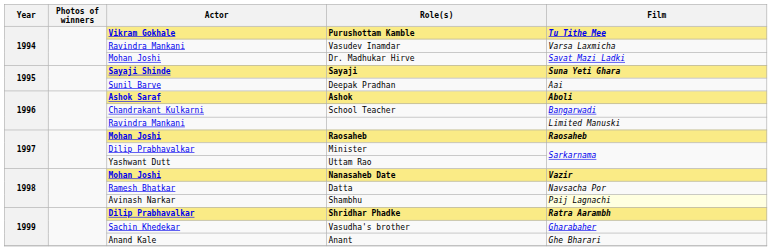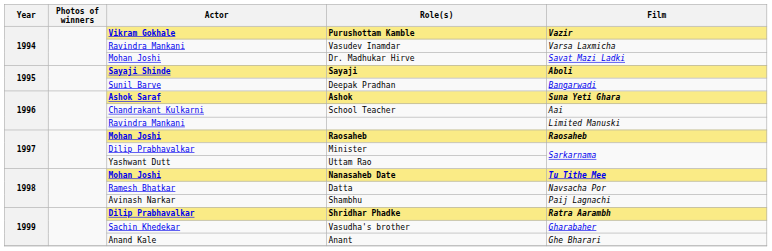(577, 33) Tu Tithe Mee -> (561, 33) Vazir
(584, 72) Suna Yeti Ghara -> (561, 72) Aboli
(556, 85) Aai -> (572, 85) Bangarwadi
(561, 97) Aboli -> (584, 97) Suna Yeti Ghara
(572, 110) Bangarwadi -> (556, 110) Aai
(561, 175) Vazir -> (577, 175) Tu Tithe Mee
(580, 201) lightyellow background -> (580, 201) no background
